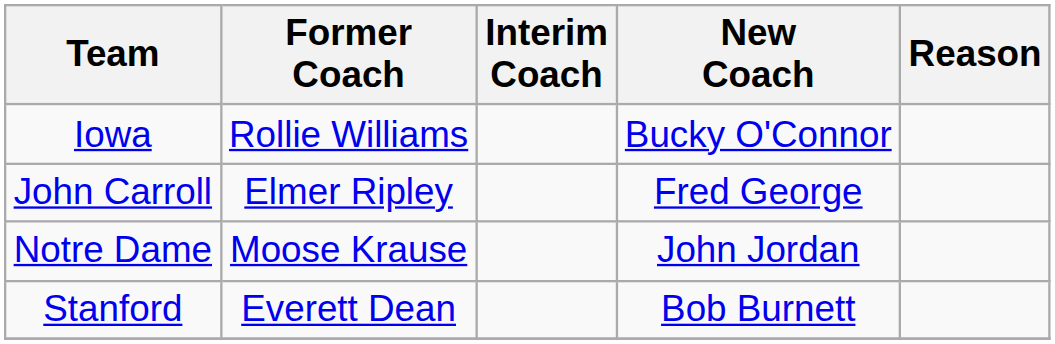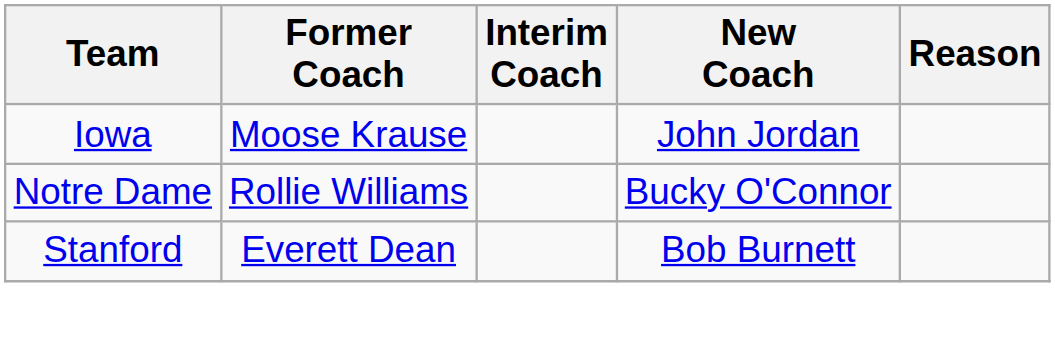(349, 133) Rollie Williams -> (349, 133) Moose Krause
(758, 133) Bucky O'Connor -> (758, 133) John Jordan
- row: (113, 191)
(349, 250) Moose Krause -> (349, 191) Rollie Williams
(758, 250) John Jordan -> (758, 191) Bucky O'Connor
